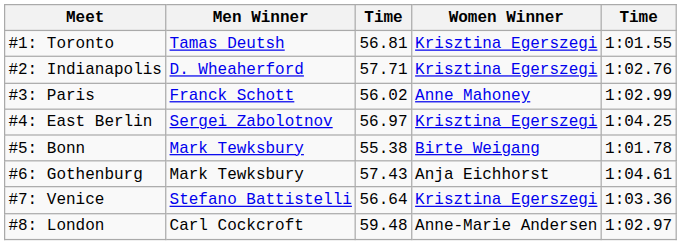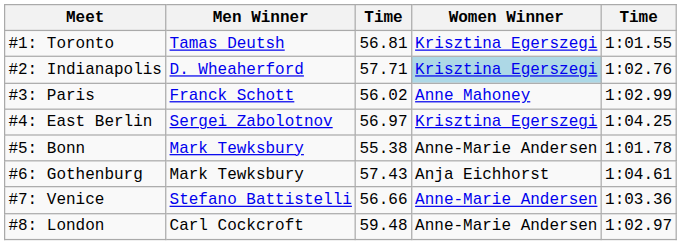(506, 70) no background -> (506, 70) lightblue background
(477, 148) Birte Weigang -> (506, 148) Anne-Marie Andersen
(384, 200) 56.64 -> (384, 200) 56.66
(506, 200) Krisztina Egerszegi -> (506, 200) Anne-Marie Andersen
